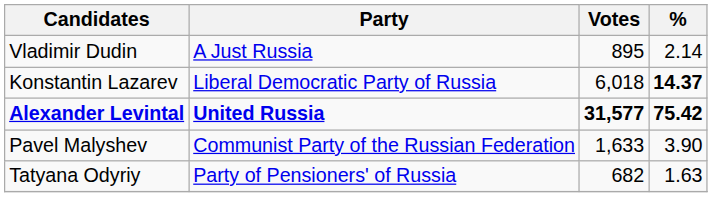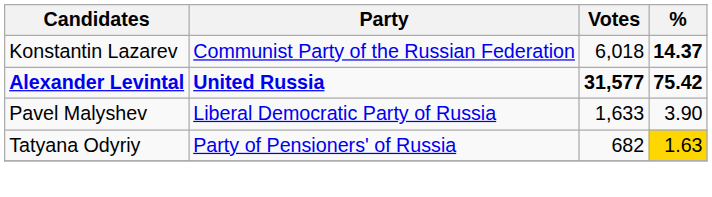- row: (73, 51)
(345, 82) Liberal Democratic Party of Russia -> (384, 51) Communist Party of the Russian Federation
(384, 144) Communist Party of the Russian Federation -> (345, 113) Liberal Democratic Party of Russia
(683, 176) no background -> (683, 144) gold background
